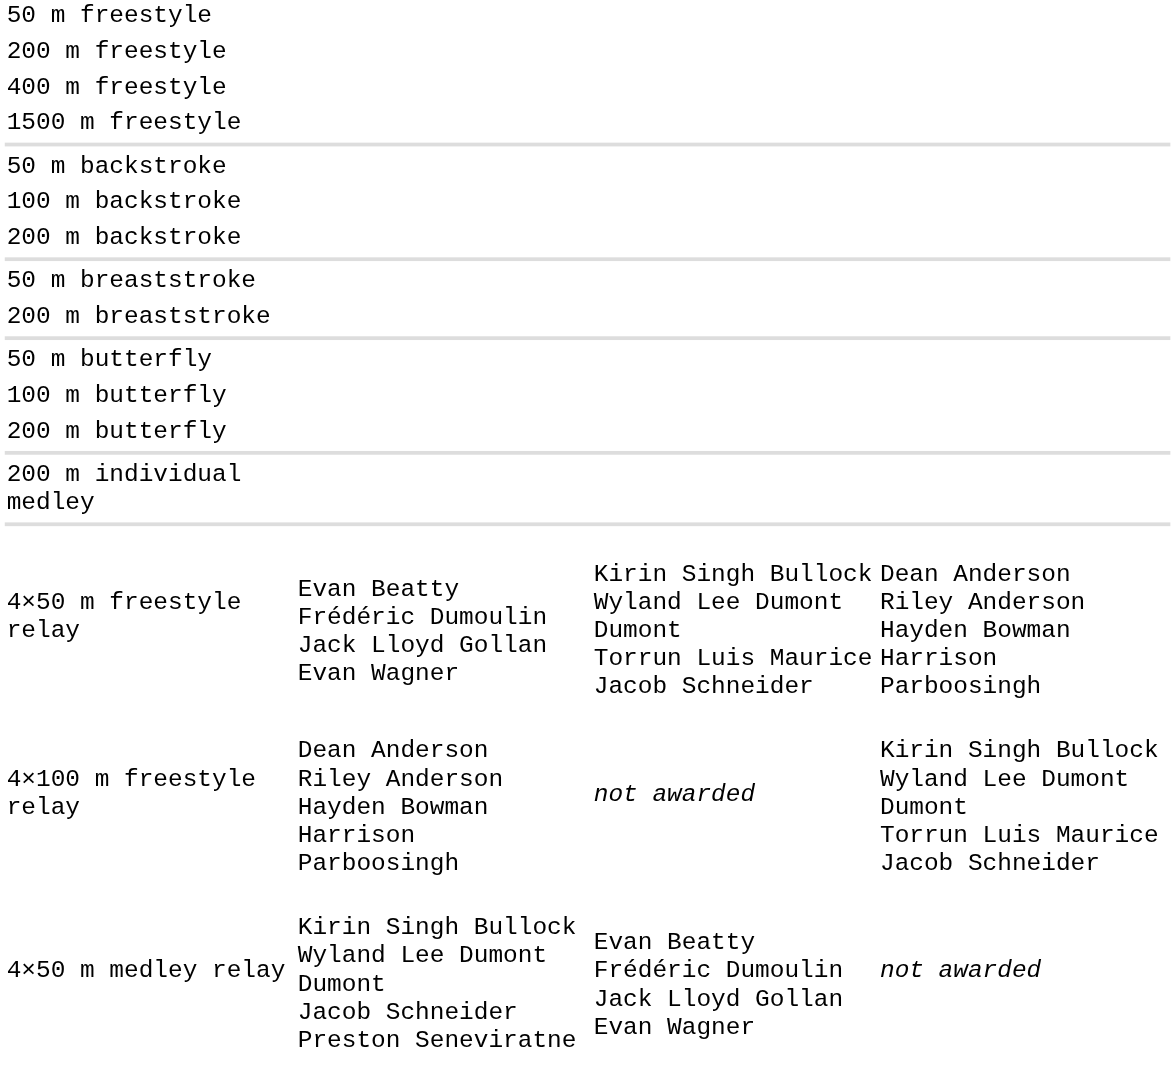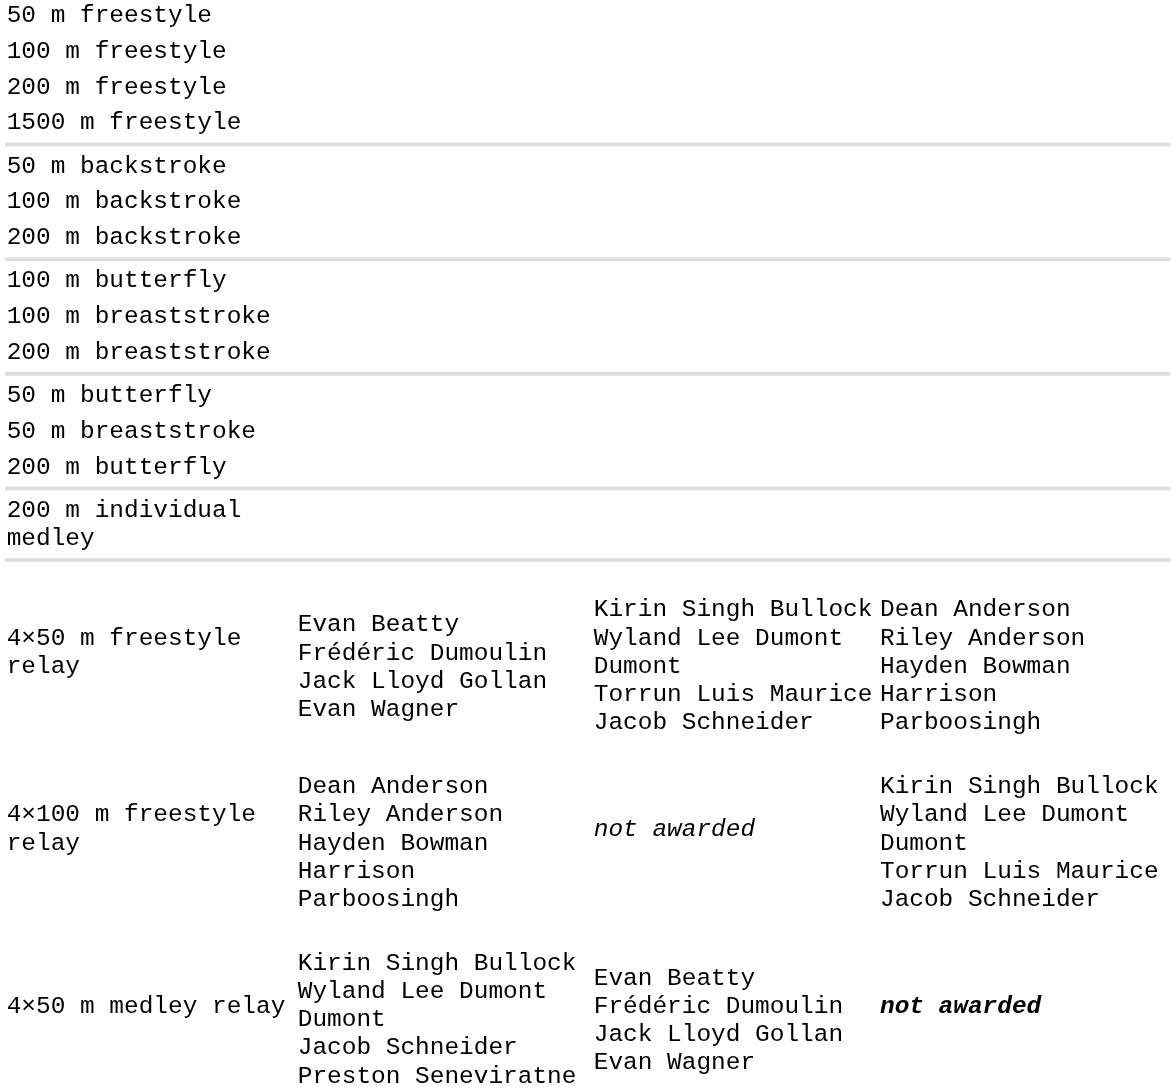+ row: (117, 51)
- row: (117, 87)
rows swapped: (131, 281) <-> (117, 396)
+ row: (139, 317)
(961, 970) normal -> (961, 1006) bold
